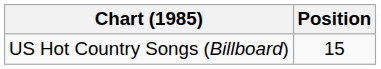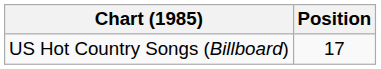(334, 49) 15 -> (334, 49) 17
